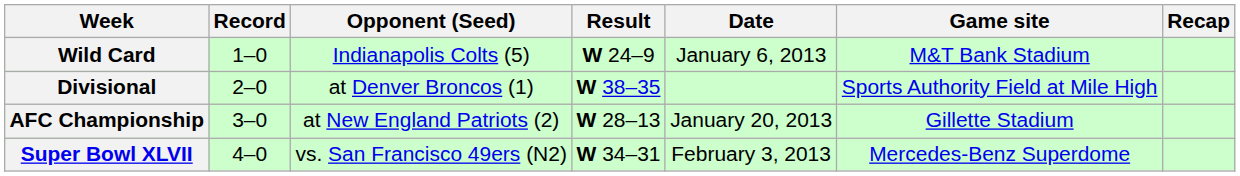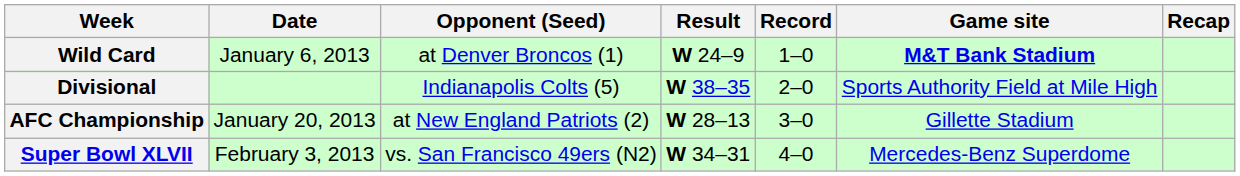columns swapped: (751, 21) <-> (250, 21)
(431, 54) Indianapolis Colts (5) -> (521, 54) at Denver Broncos (1)
(1000, 54) normal -> (1000, 54) bold
(431, 87) at Denver Broncos (1) -> (521, 87) Indianapolis Colts (5)
